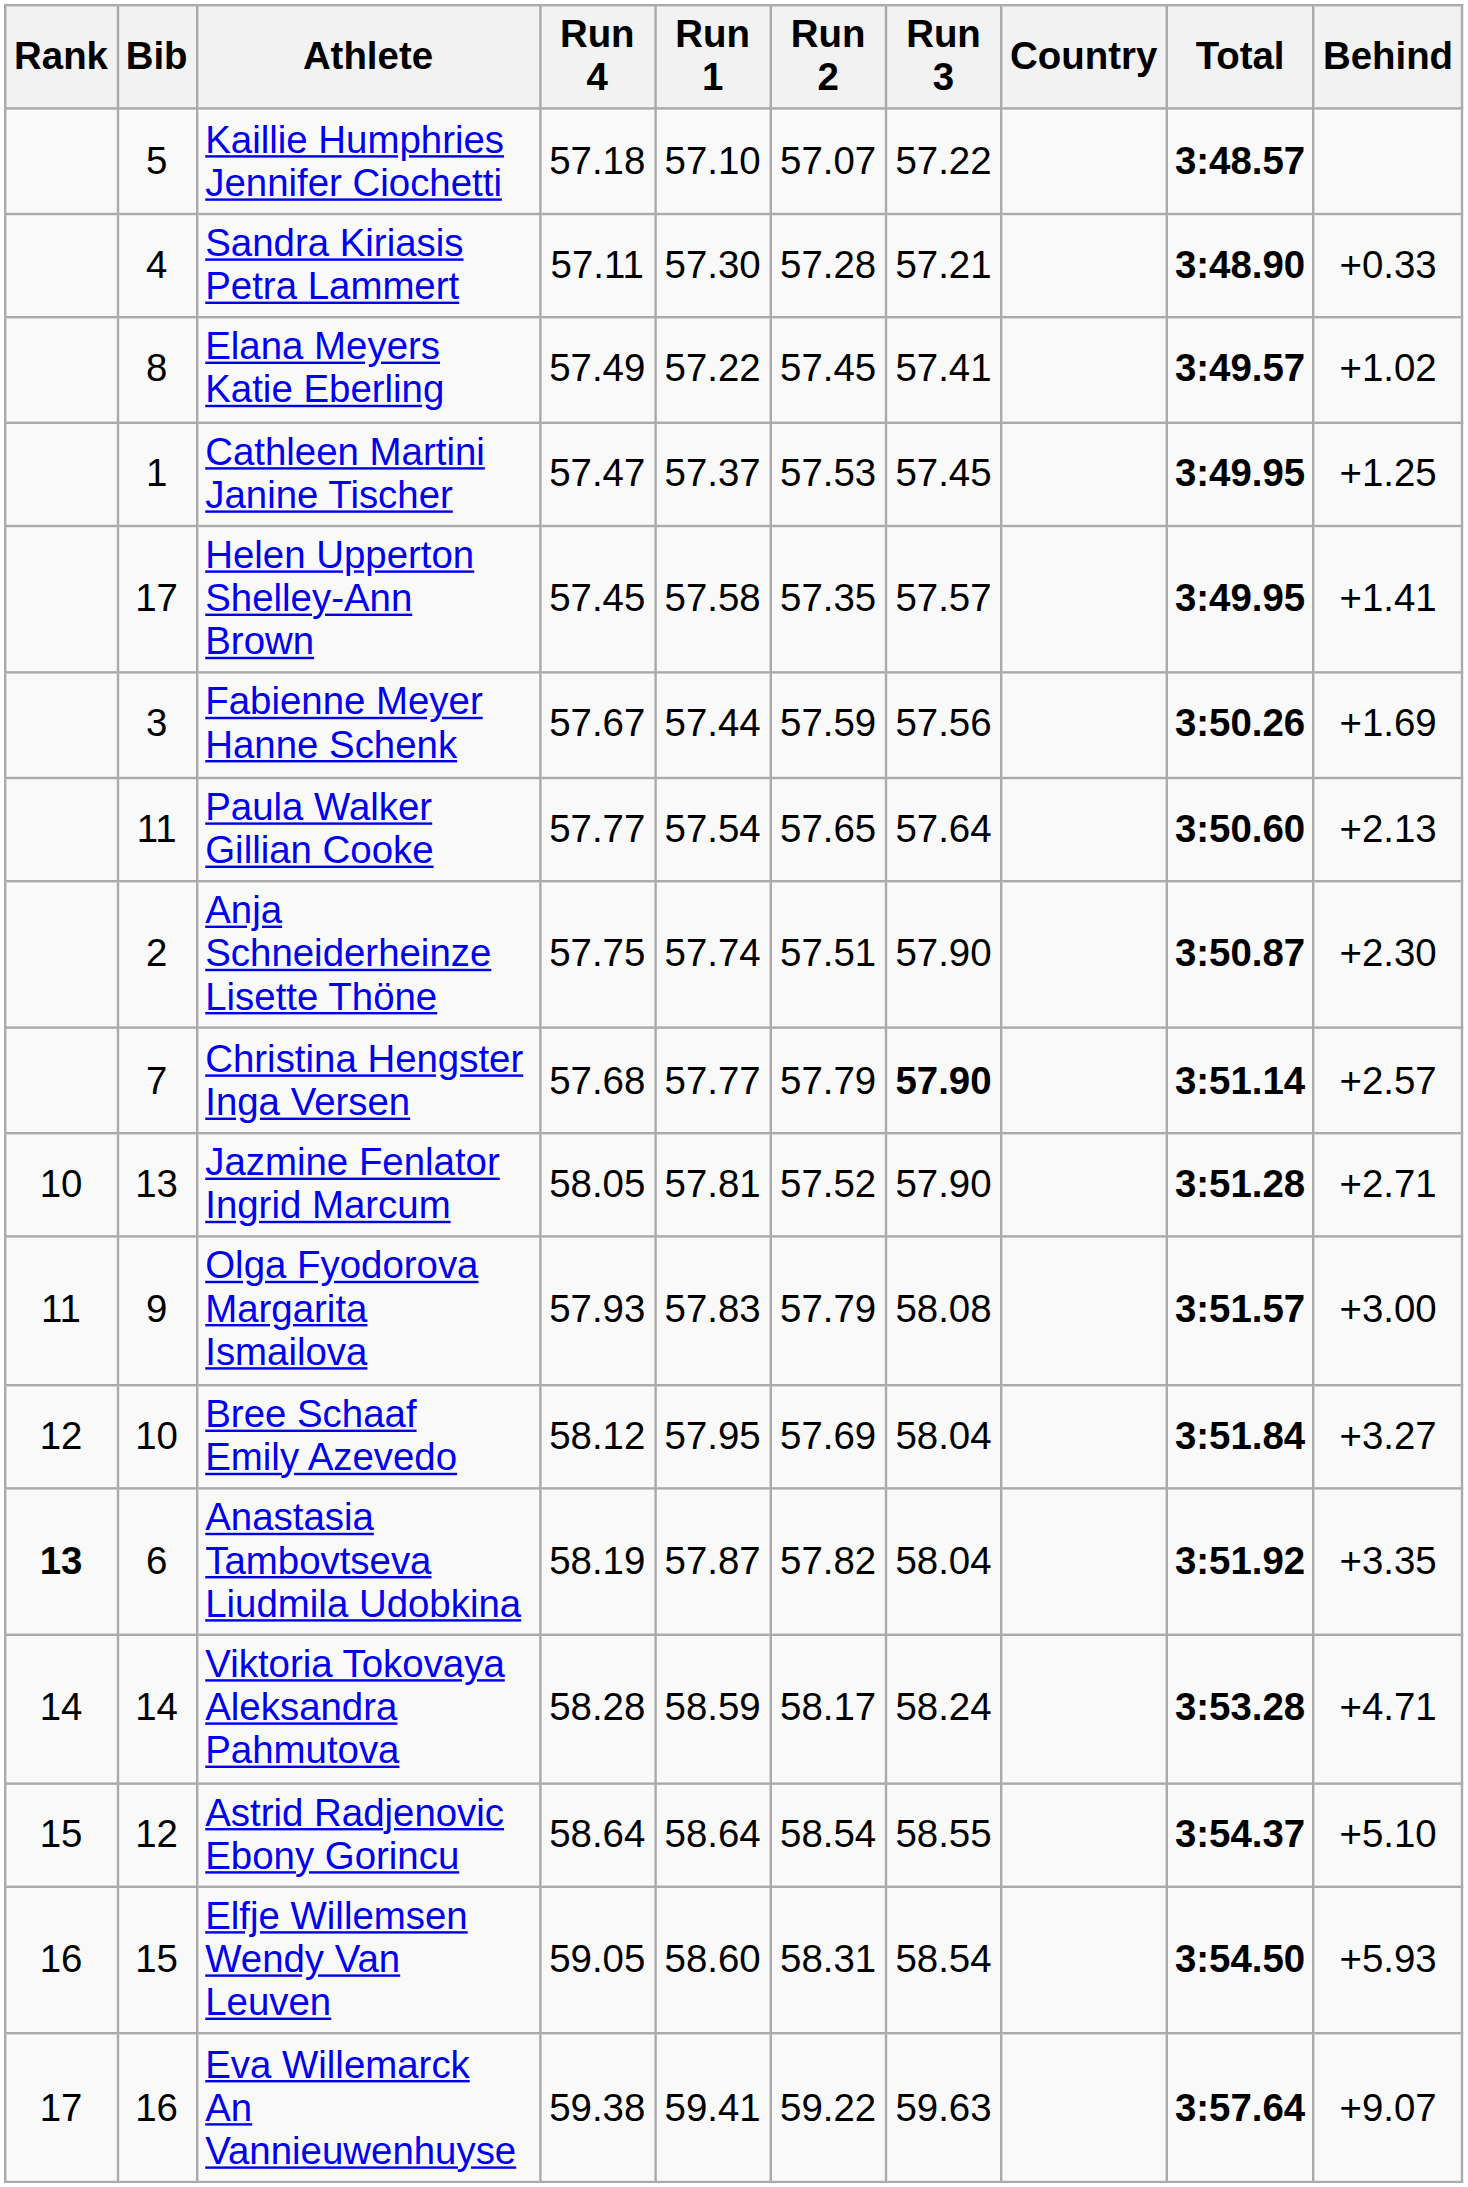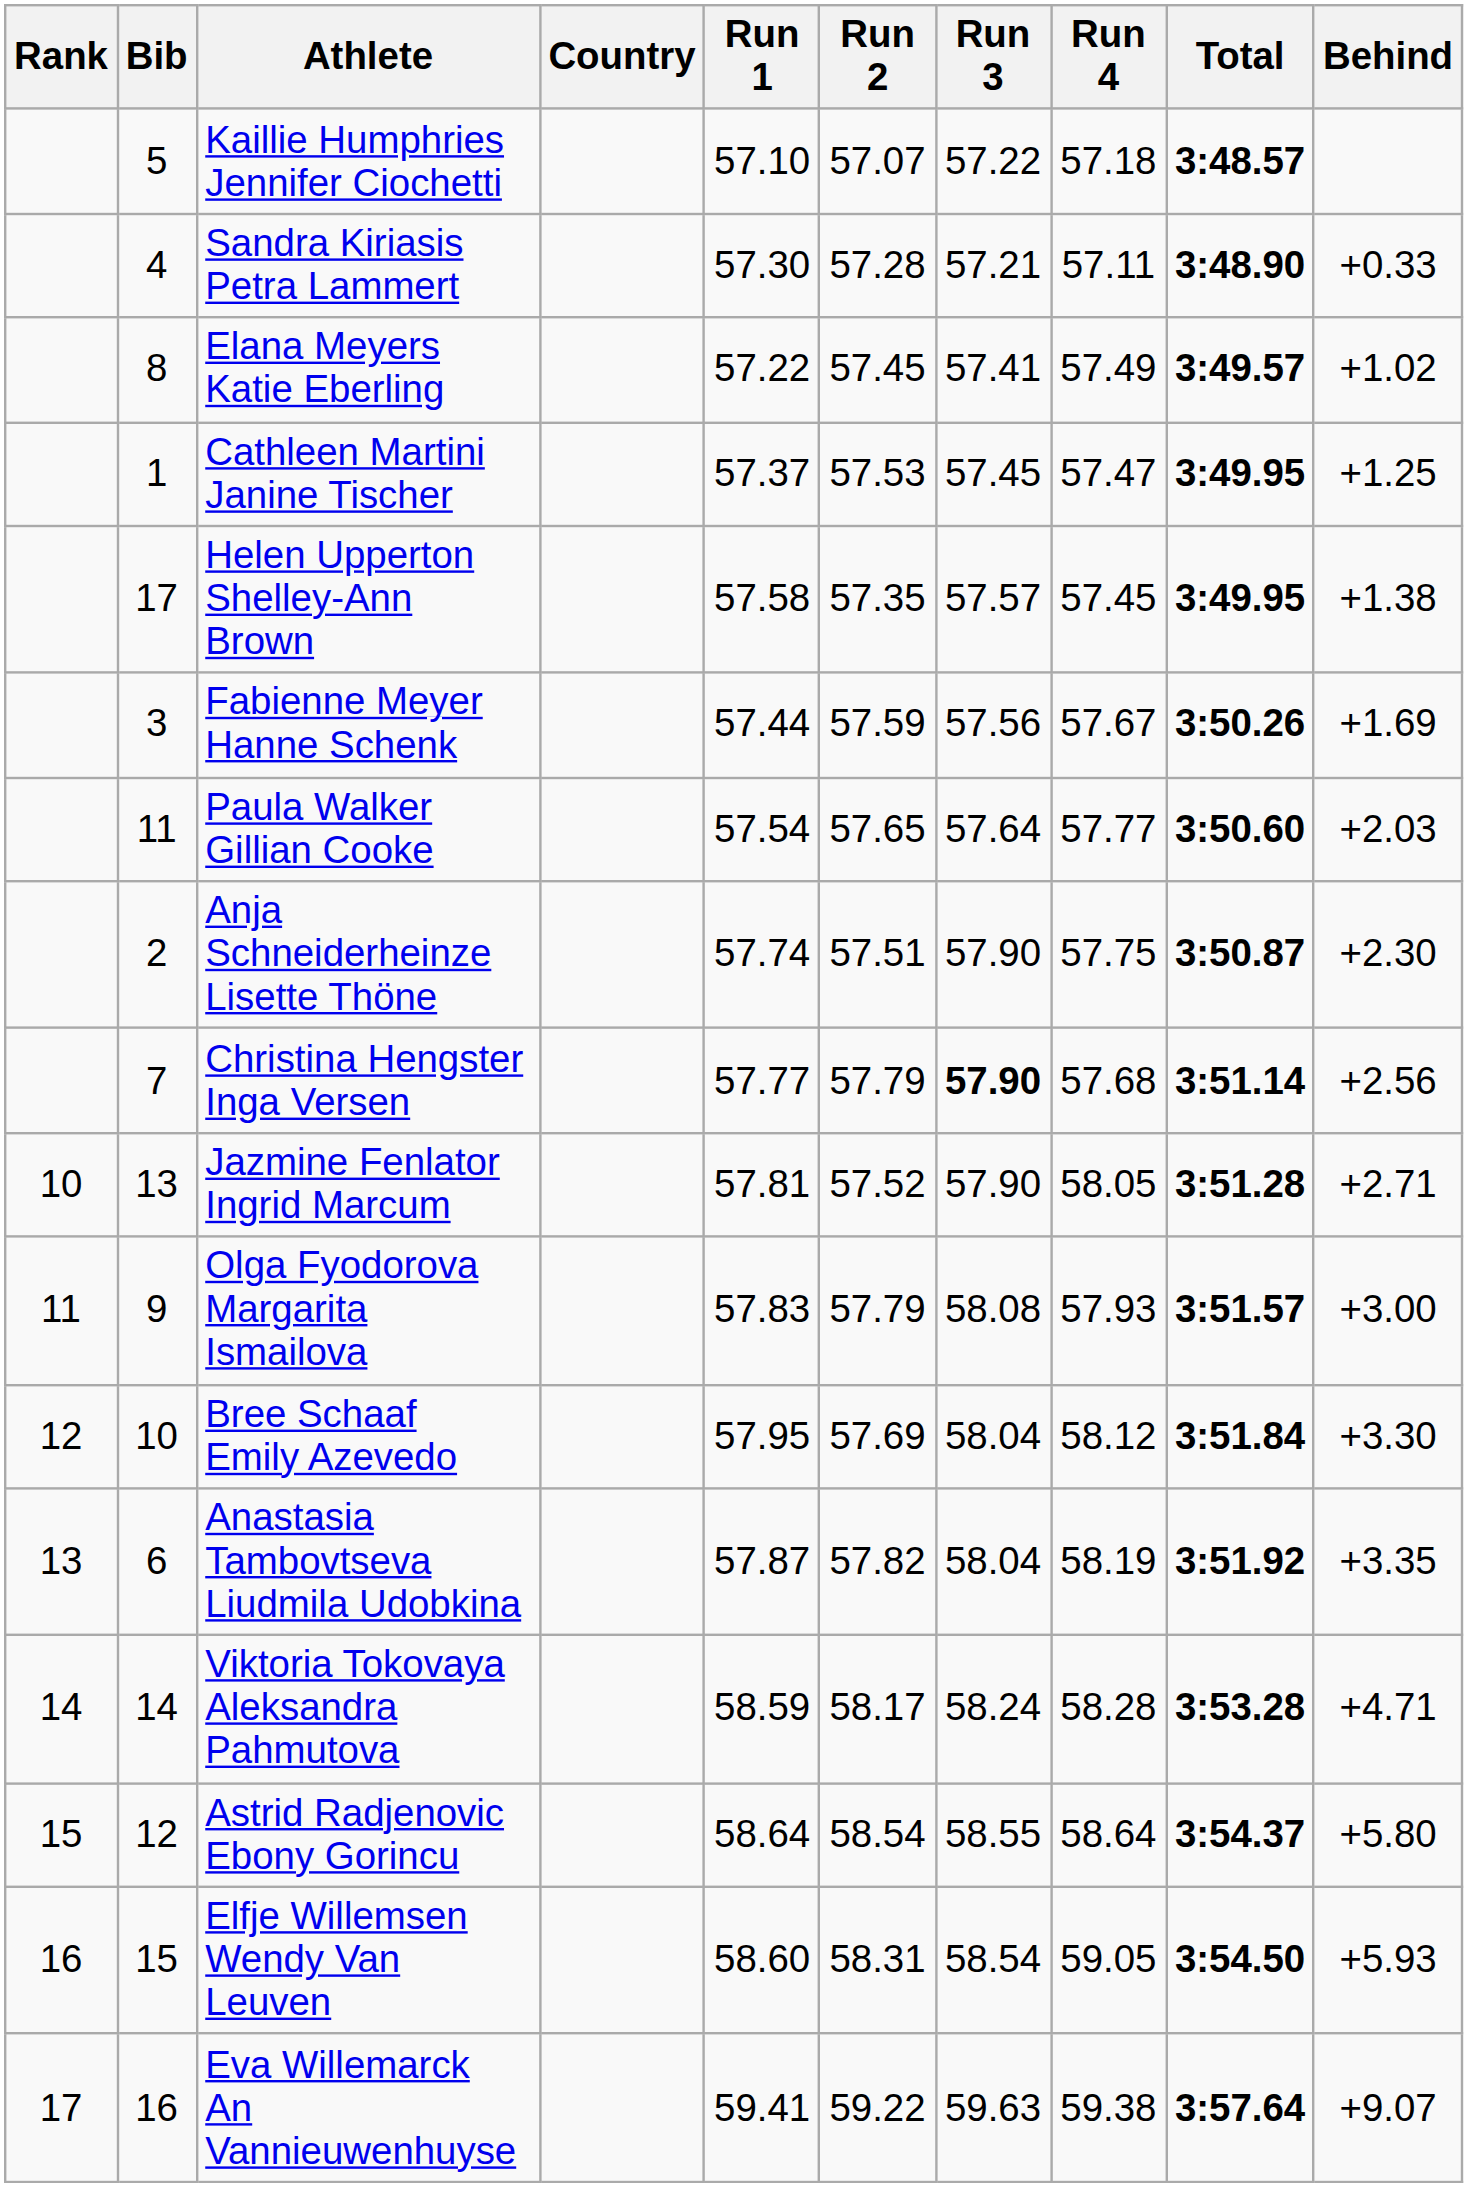columns swapped: (1084, 56) <-> (597, 56)
(1388, 598) +1.41 -> (1388, 598) +1.38
(1388, 828) +2.13 -> (1388, 828) +2.03
(1388, 1079) +2.57 -> (1388, 1079) +2.56
(1388, 1435) +3.27 -> (1388, 1435) +3.30
(61, 1561) bold -> (61, 1561) normal
(1388, 1834) +5.10 -> (1388, 1834) +5.80
